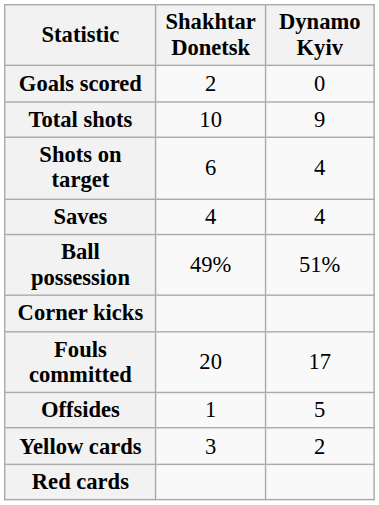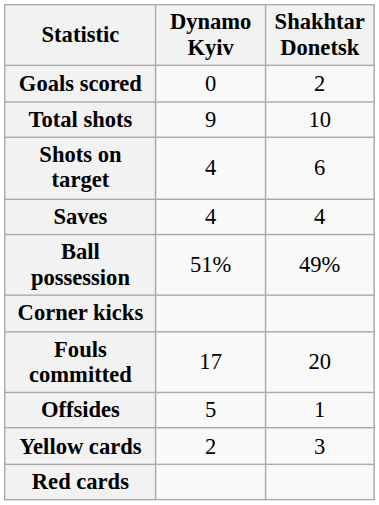columns swapped: (320, 35) <-> (211, 35)
